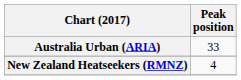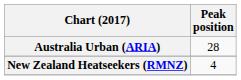(213, 46) 33 -> (213, 46) 28
